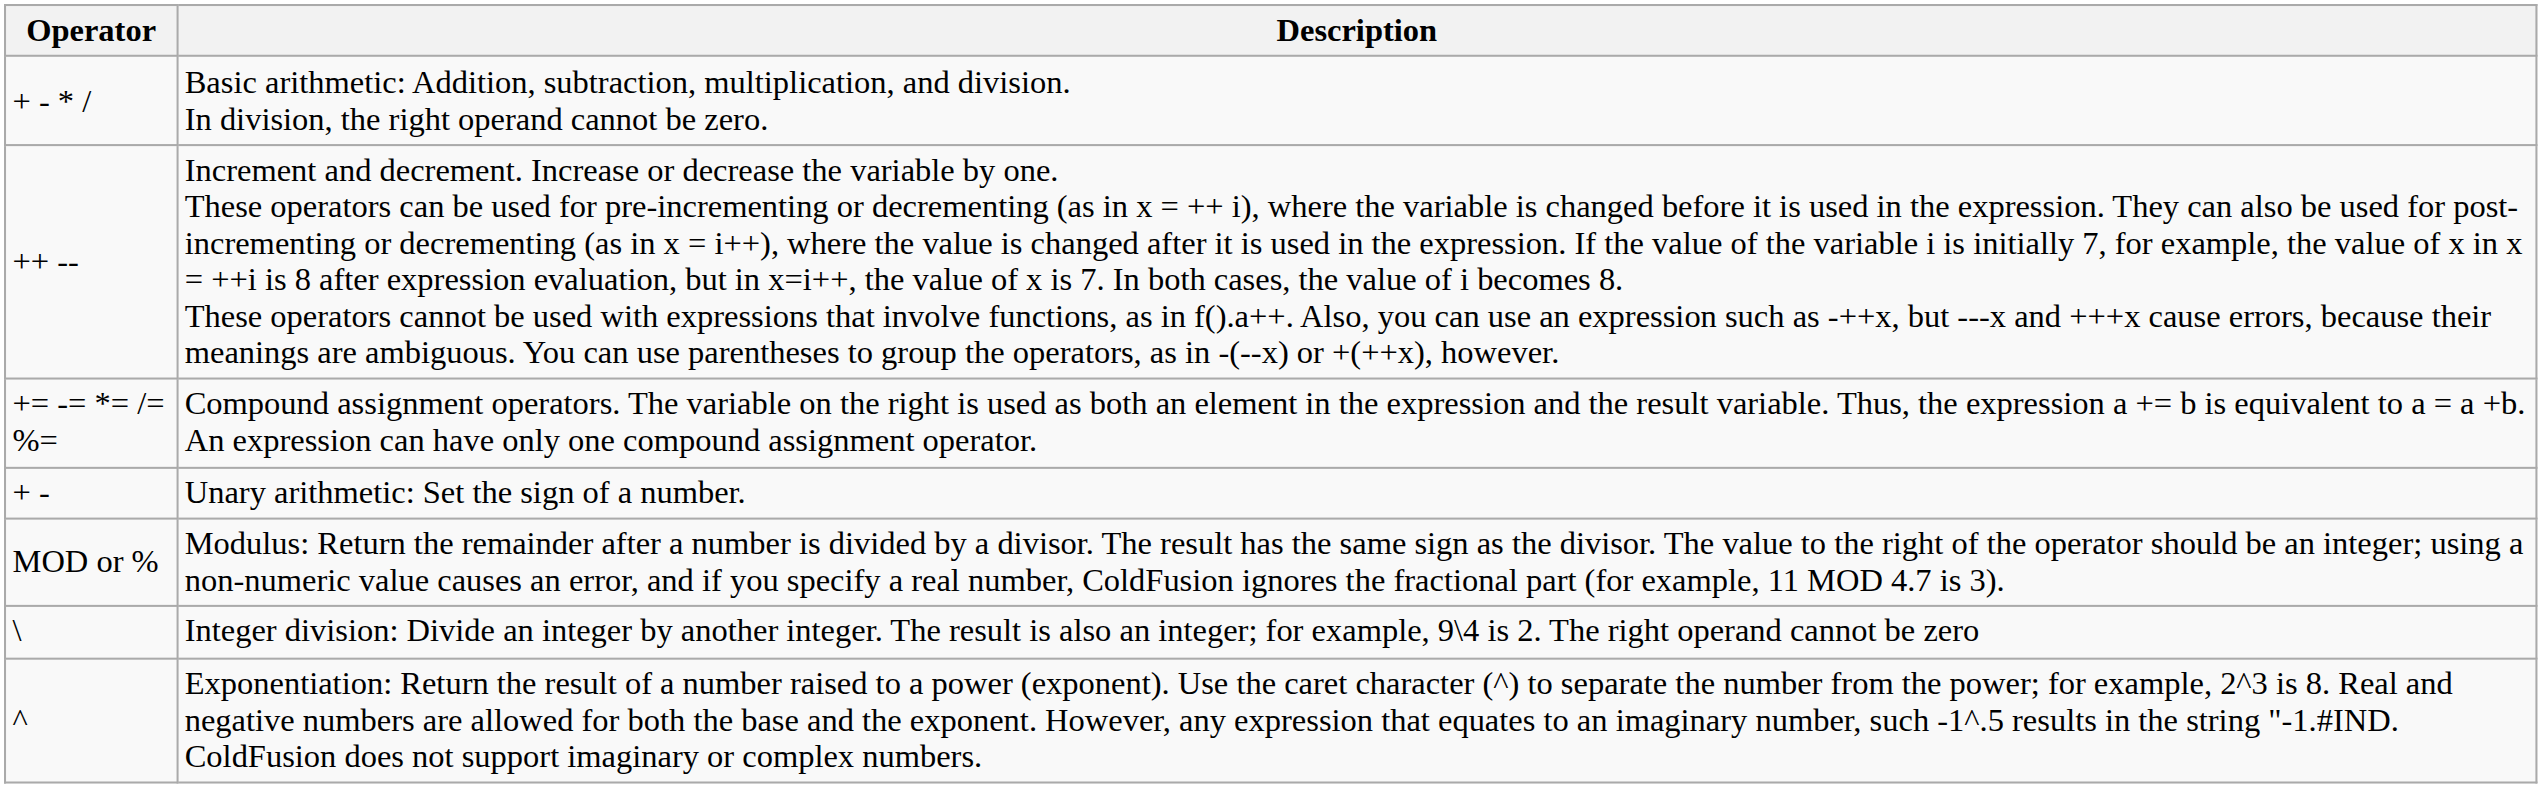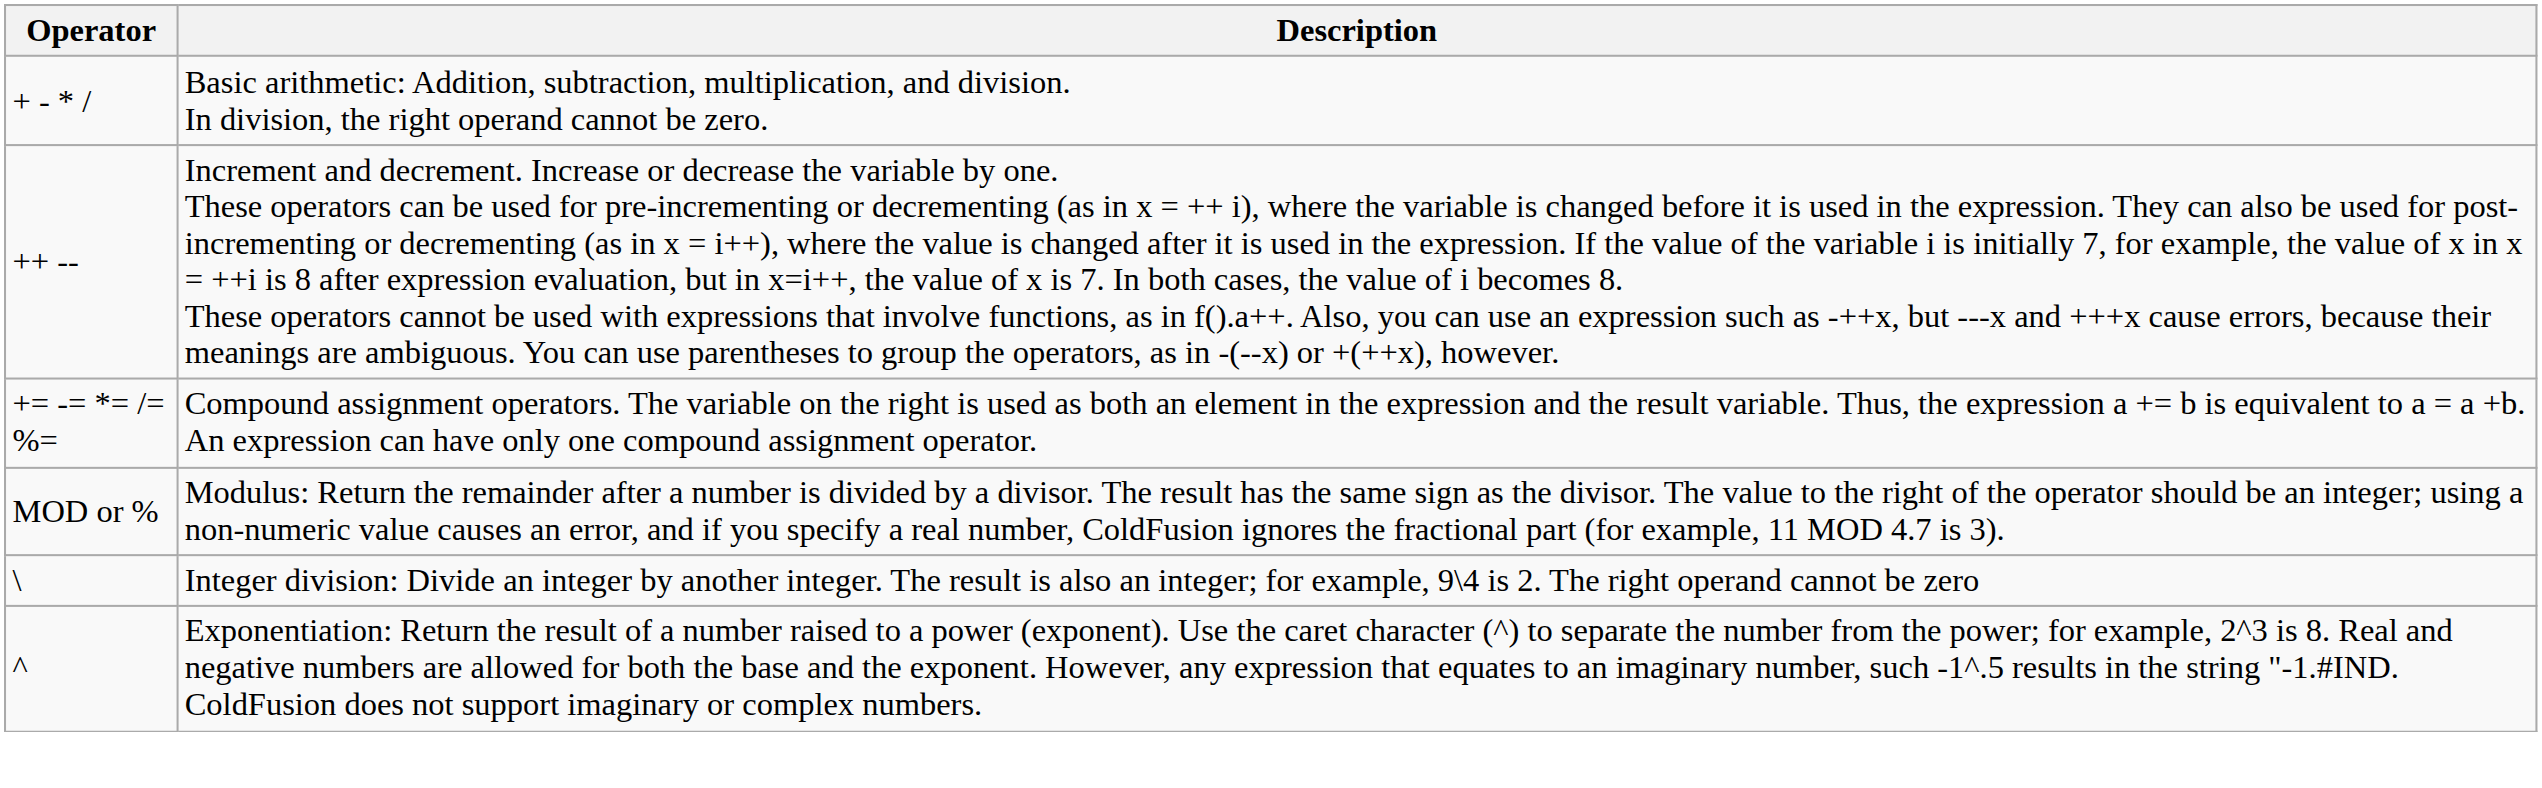- row: (465, 492)
